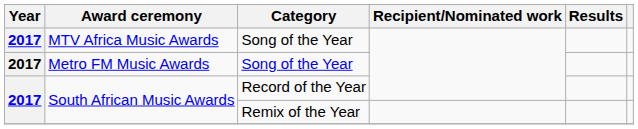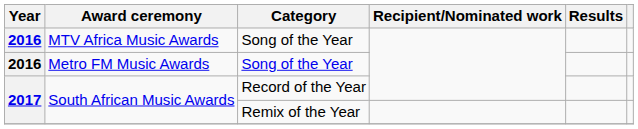(25, 40) 2017 -> (25, 40) 2016
(25, 64) 2017 -> (25, 64) 2016
